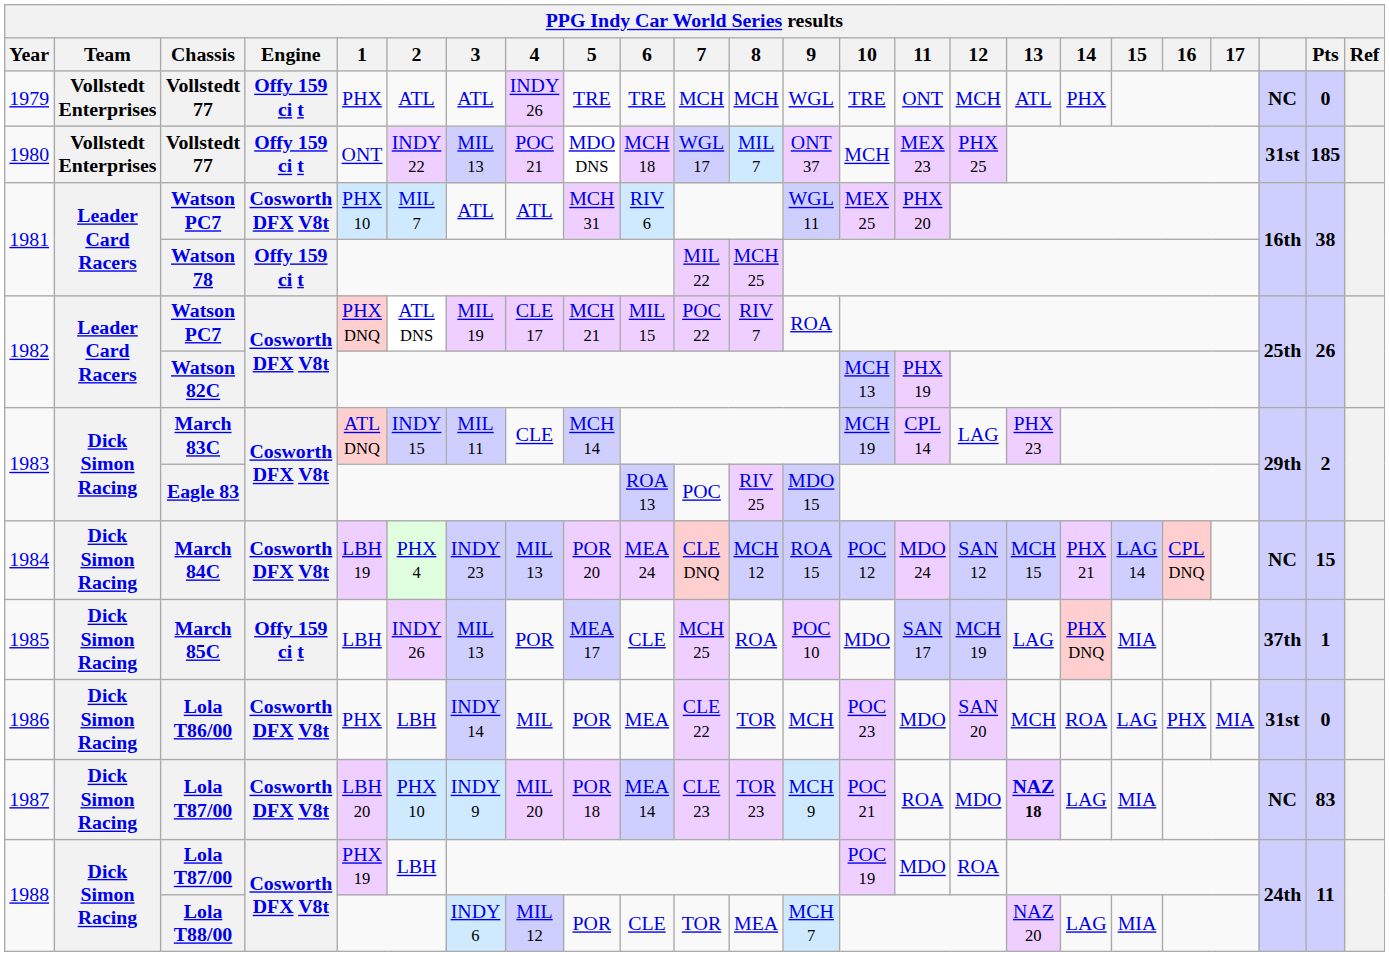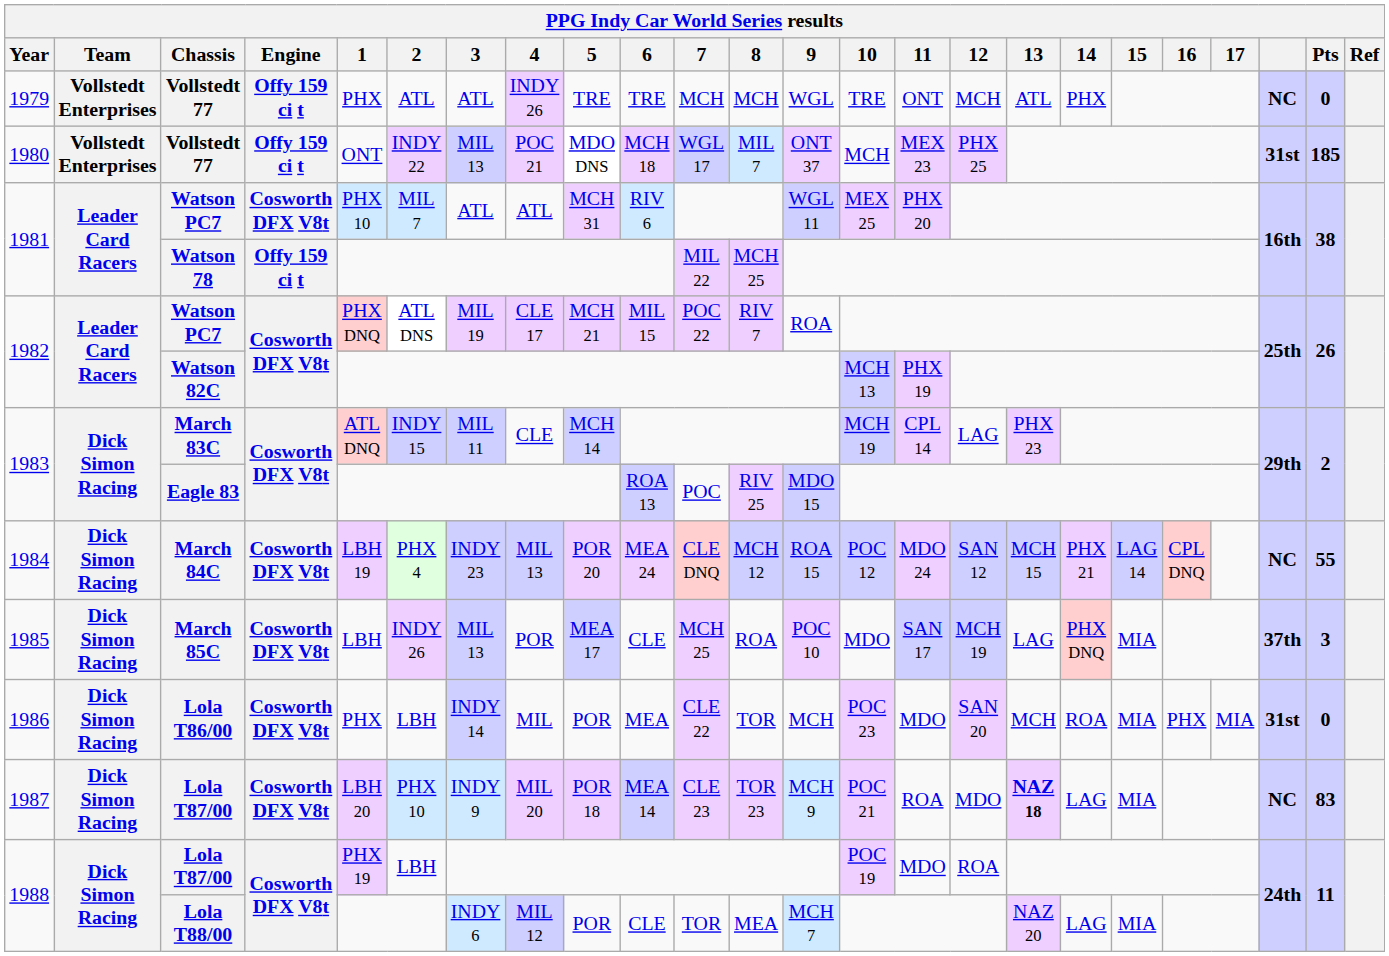(1325, 560) 15 -> (1325, 560) 55
(291, 639) Offy 159 ci t -> (291, 639) Cosworth DFX V8t
(1325, 639) 1 -> (1325, 639) 3
(1137, 719) LAG -> (1137, 719) MIA
